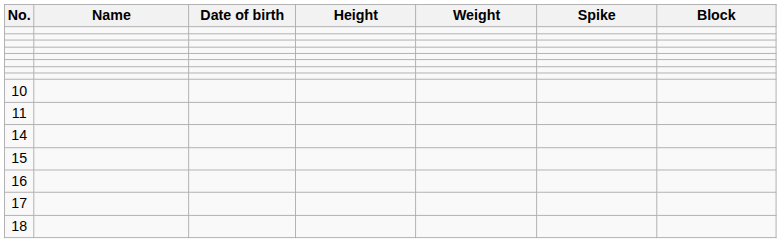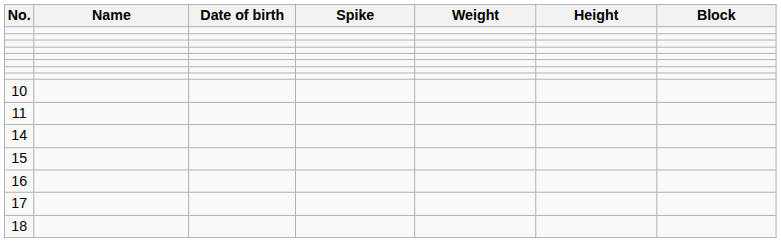columns swapped: (356, 15) <-> (597, 15)
